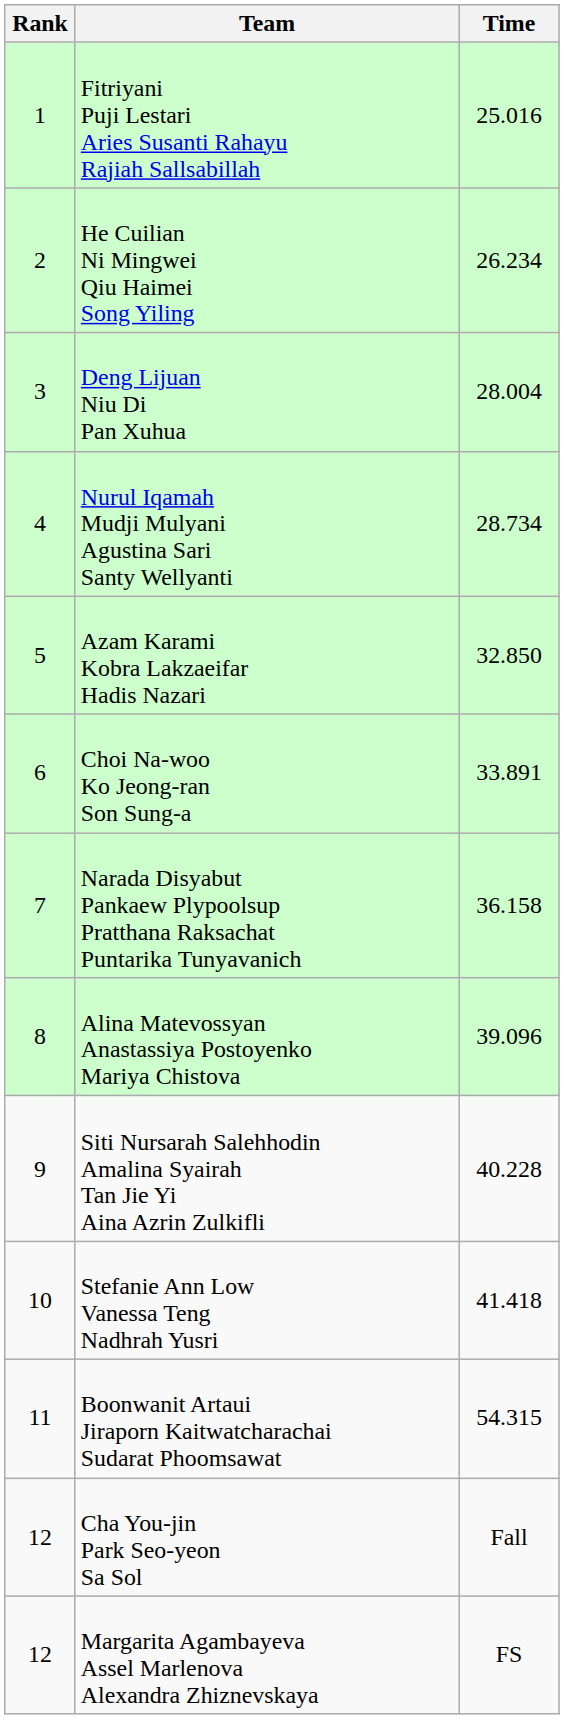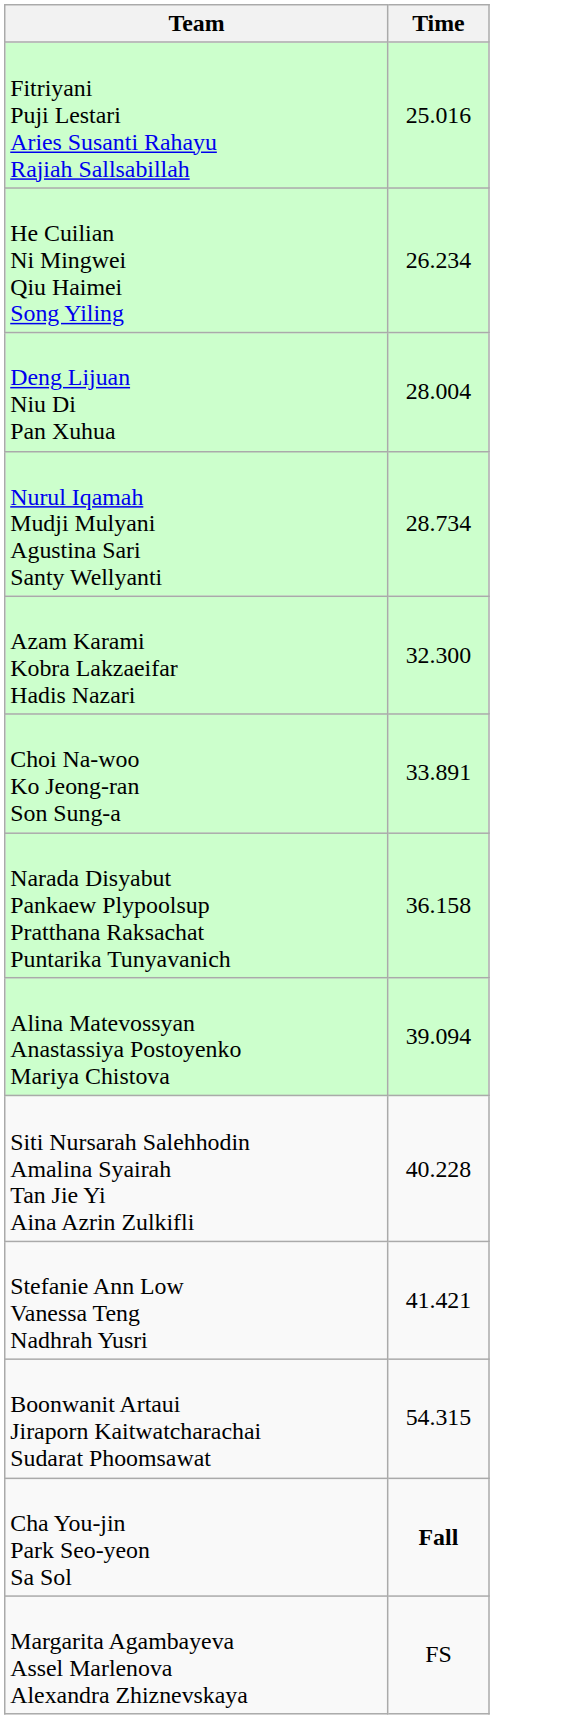- column: (40, 23)
(509, 654) 32.850 -> (438, 654) 32.300
(509, 1036) 39.096 -> (438, 1036) 39.094
(509, 1299) 41.418 -> (438, 1299) 41.421
(509, 1536) normal -> (438, 1536) bold
